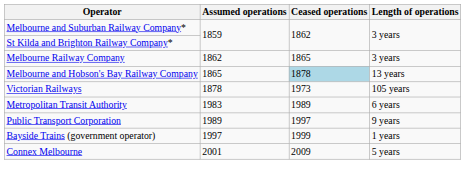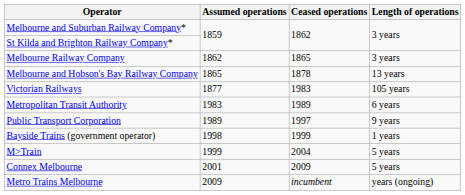(301, 74) lightblue background -> (301, 74) no background
(212, 89) 1878 -> (212, 89) 1877
(301, 89) 1973 -> (301, 89) 1983
(212, 136) 1997 -> (212, 136) 1998
+ row: (24, 151)
+ row: (55, 182)
